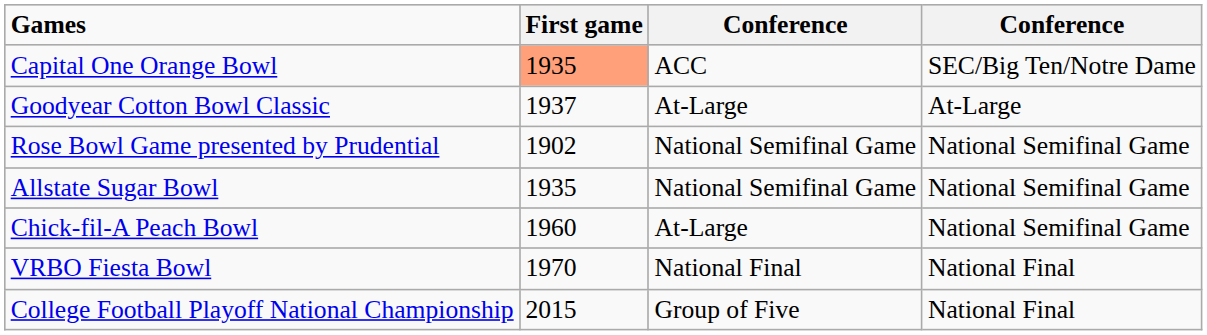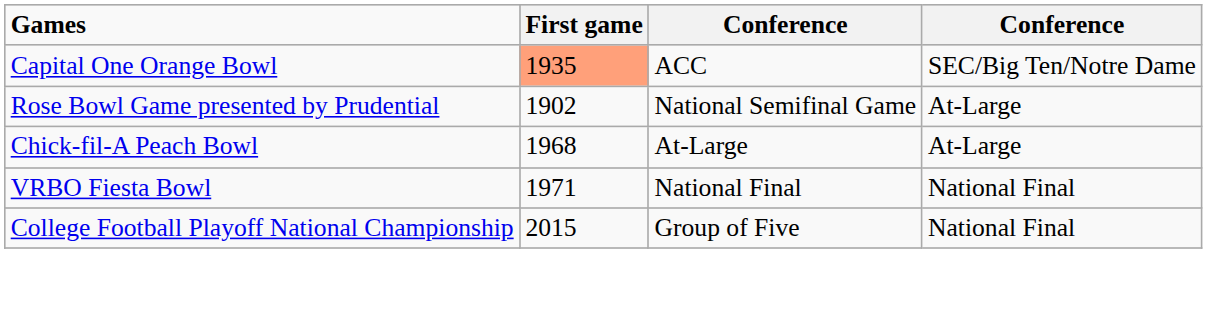- row: (170, 106)
(1059, 146) National Semifinal Game -> (975, 106) At-Large
- row: (115, 187)
(551, 227) 1960 -> (551, 146) 1968
(1059, 227) National Semifinal Game -> (975, 146) At-Large
(551, 268) 1970 -> (551, 187) 1971
